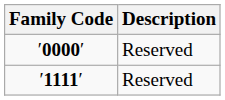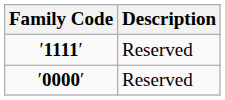rows swapped: (61, 49) <-> (61, 79)
